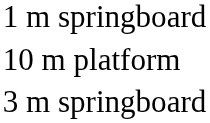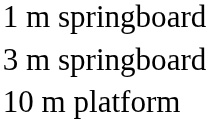rows swapped: (105, 102) <-> (92, 59)
